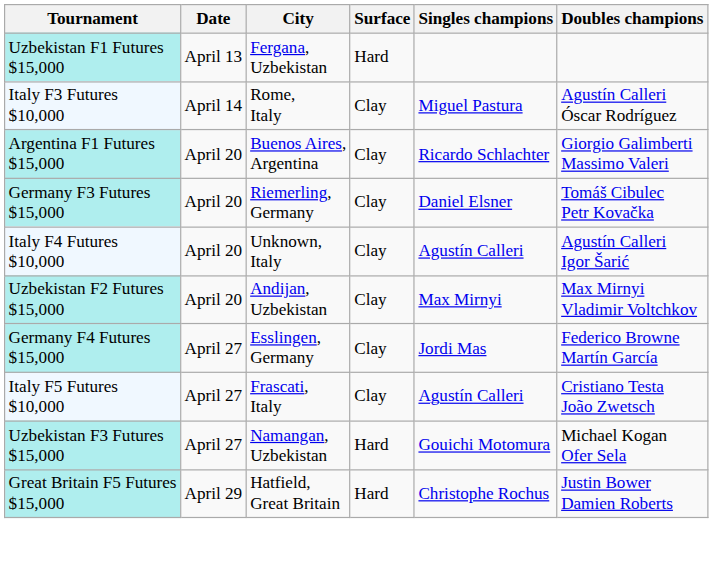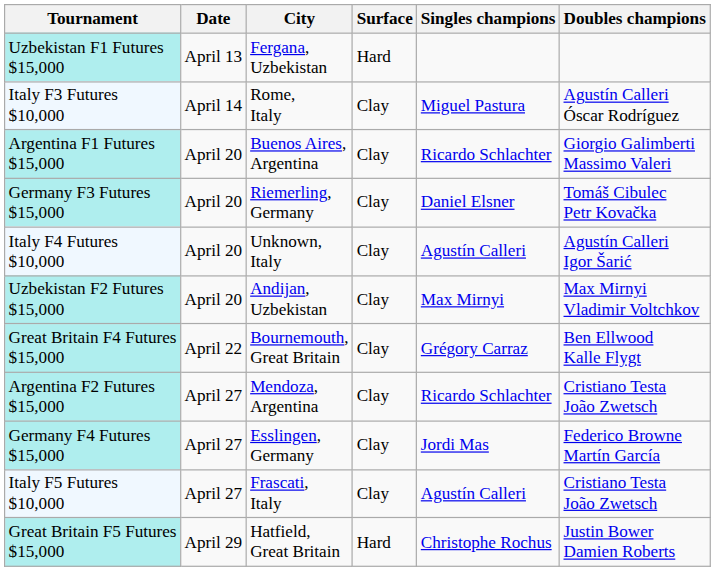+ row: (93, 348)
+ row: (82, 396)
- row: (86, 445)
